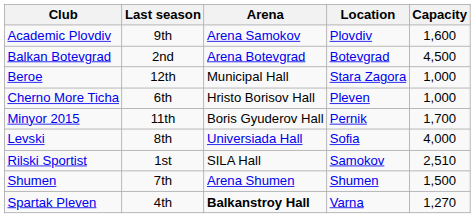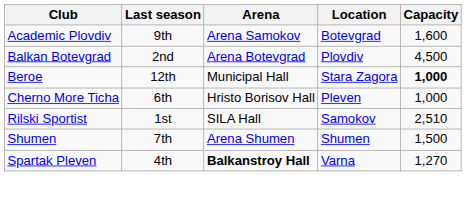(351, 35) Plovdiv -> (351, 35) Botevgrad
(360, 56) Botevgrad -> (342, 56) Plovdiv
(440, 77) normal -> (431, 77) bold
- row: (44, 118)
- row: (26, 139)
